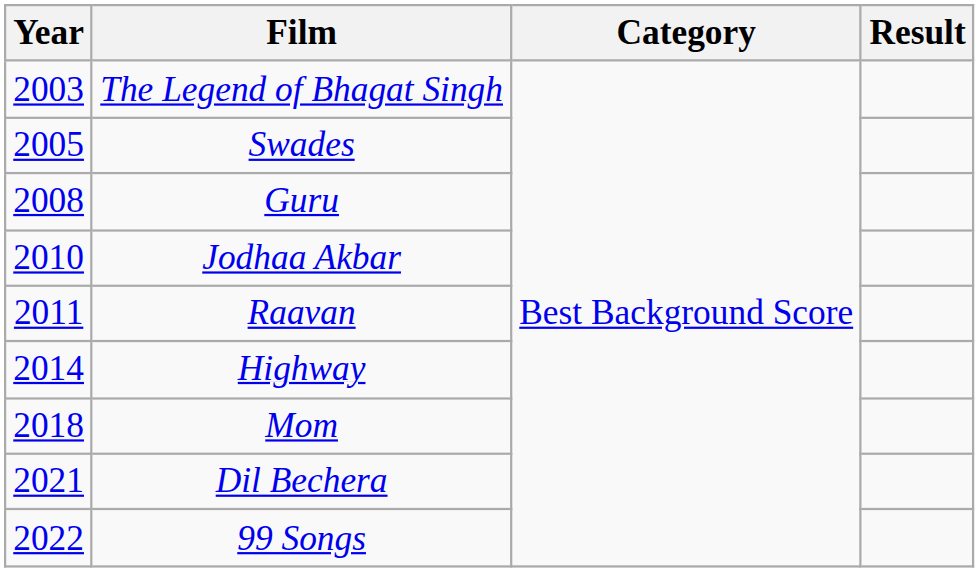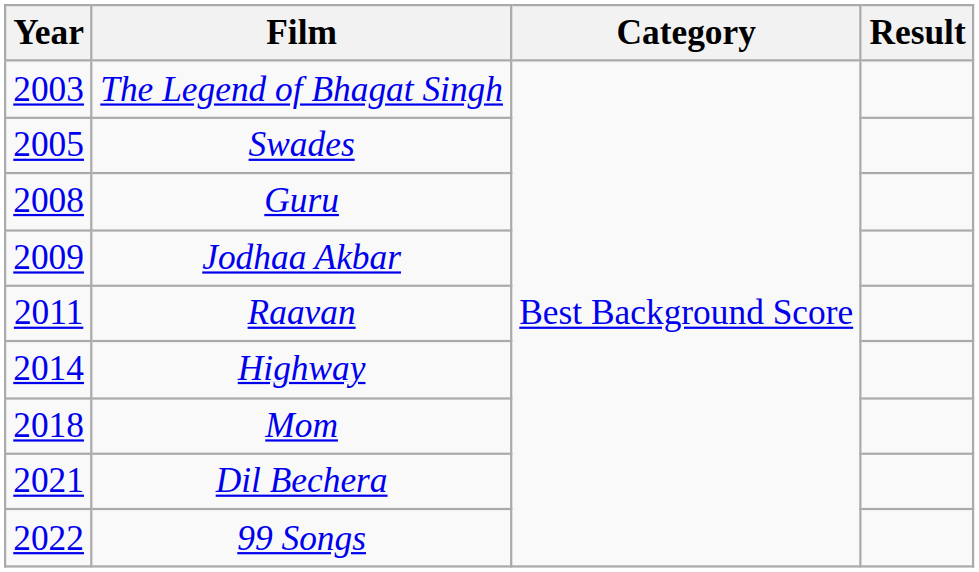(49, 256) 2010 -> (49, 256) 2009
